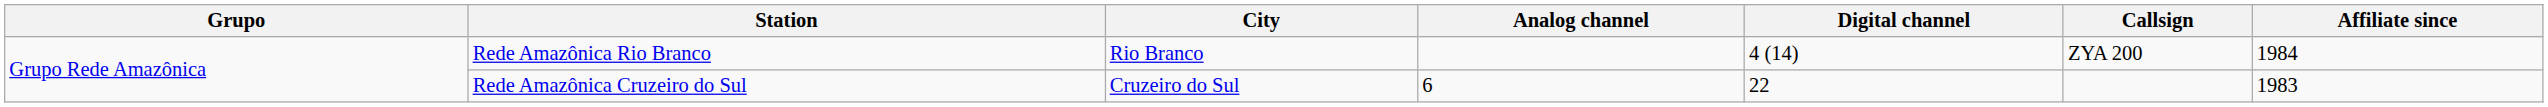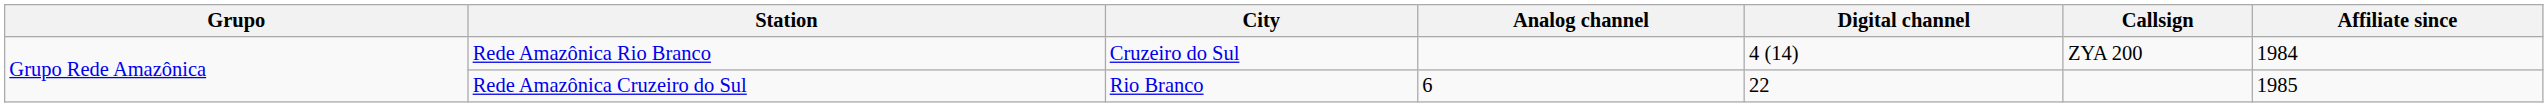(1157, 53) Rio Branco -> (1175, 53) Cruzeiro do Sul
(1175, 85) Cruzeiro do Sul -> (1157, 85) Rio Branco
(2277, 85) 1983 -> (2277, 85) 1985
